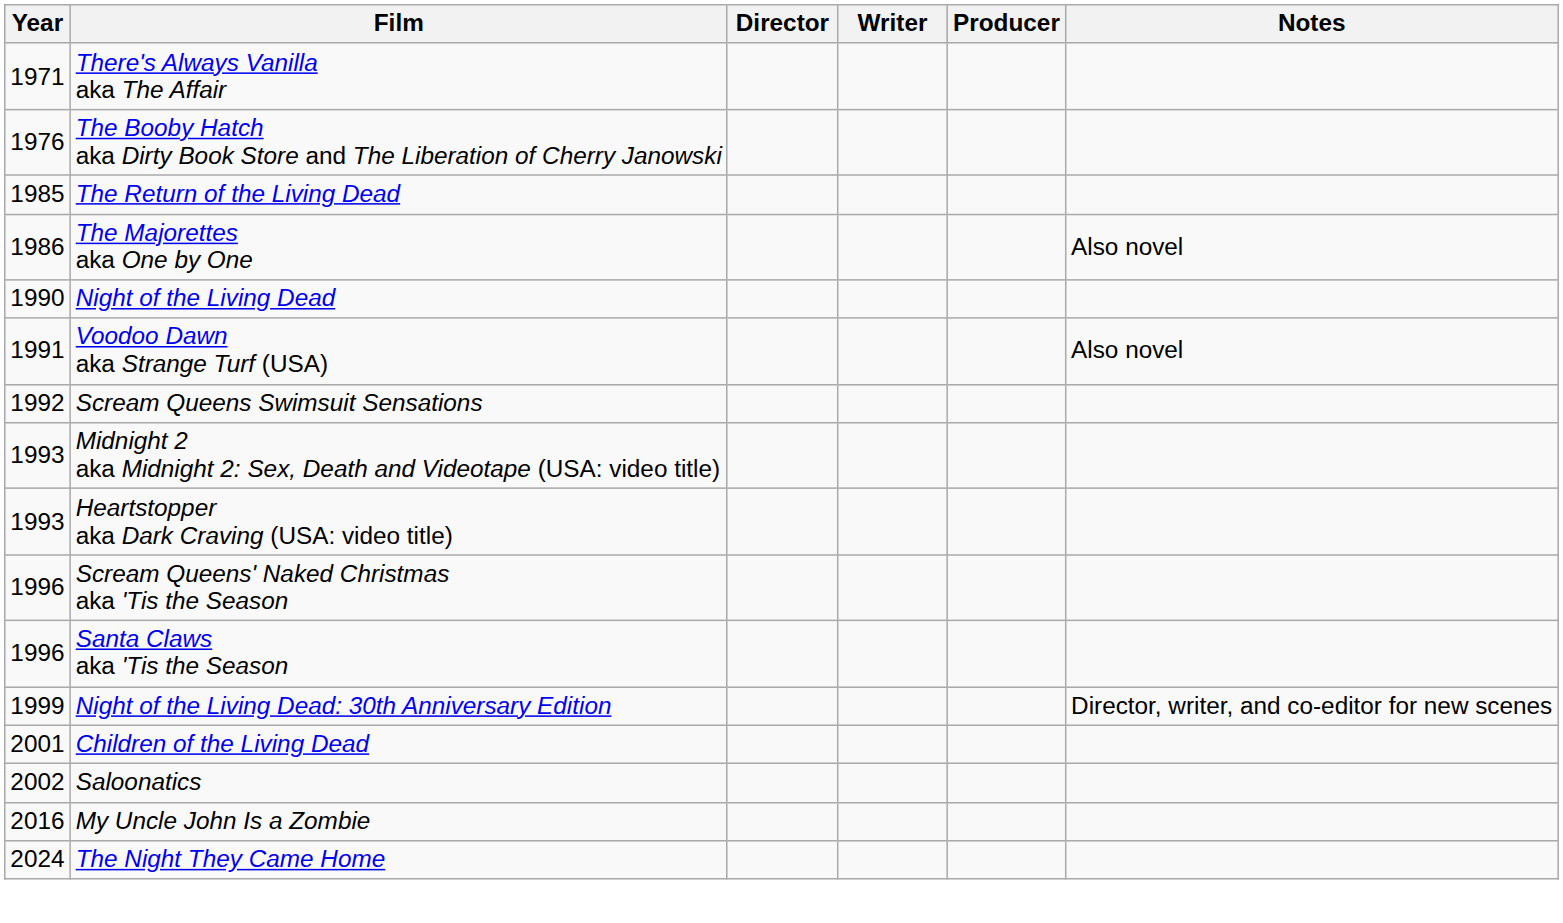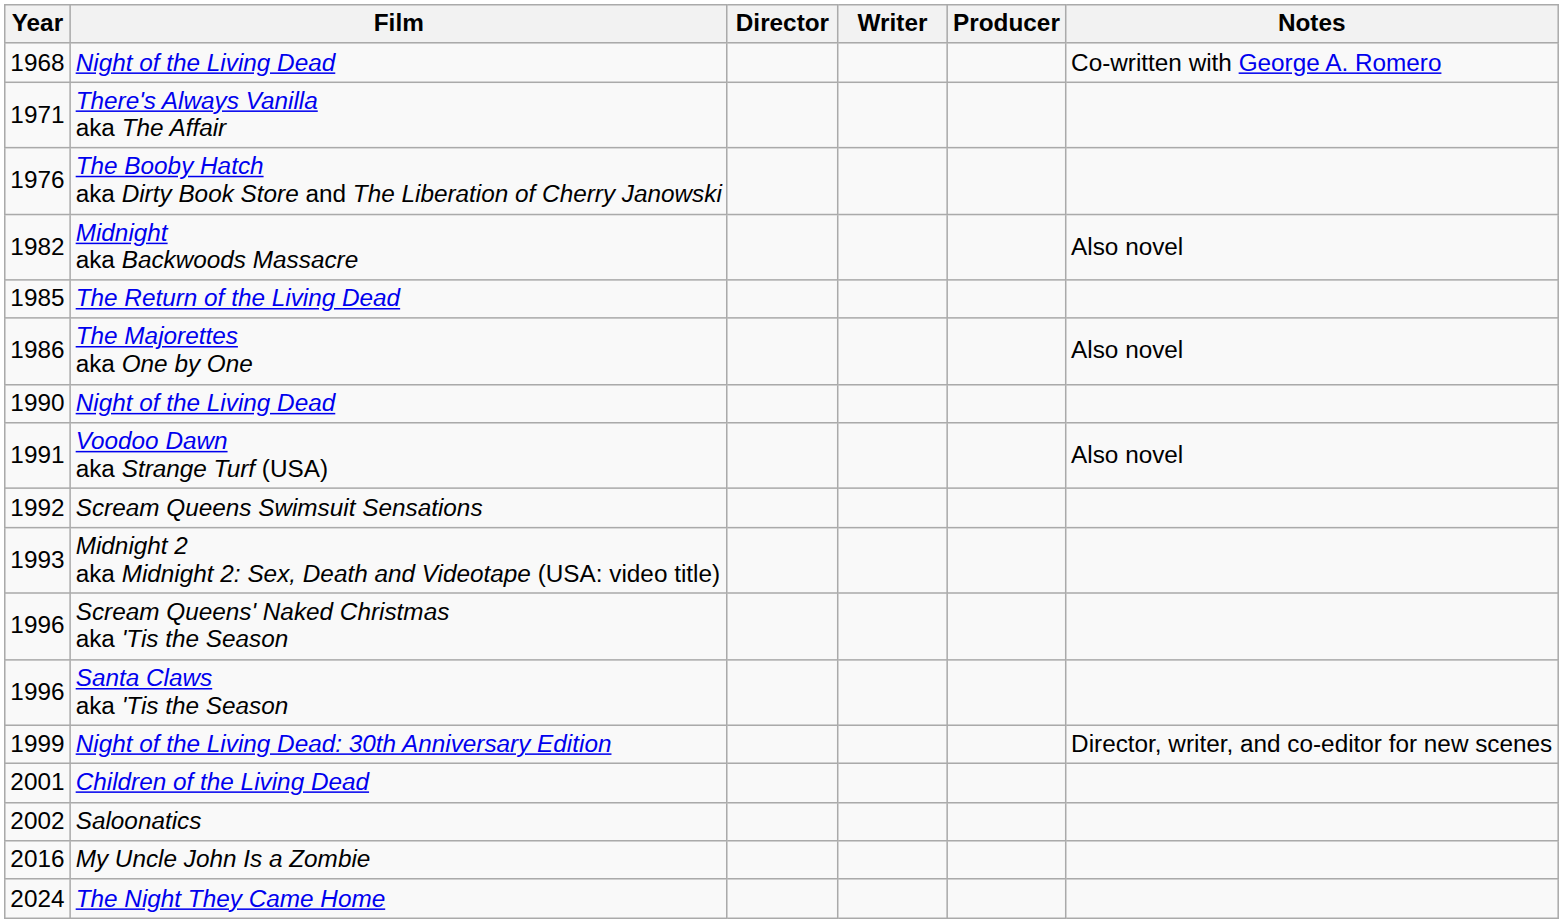+ row: (37, 62)
+ row: (37, 246)
- row: (37, 521)
